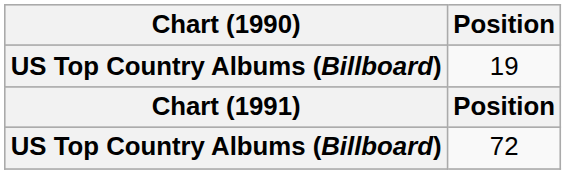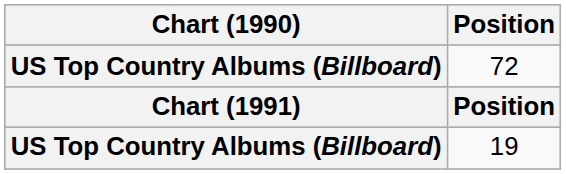rows swapped: (504, 65) <-> (504, 147)
